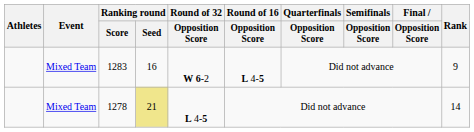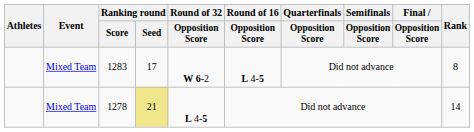(152, 67) 16 -> (152, 67) 17
(455, 67) 9 -> (455, 67) 8
